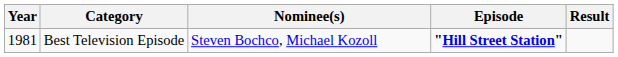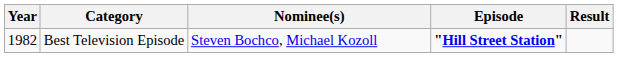(22, 40) 1981 -> (22, 40) 1982
